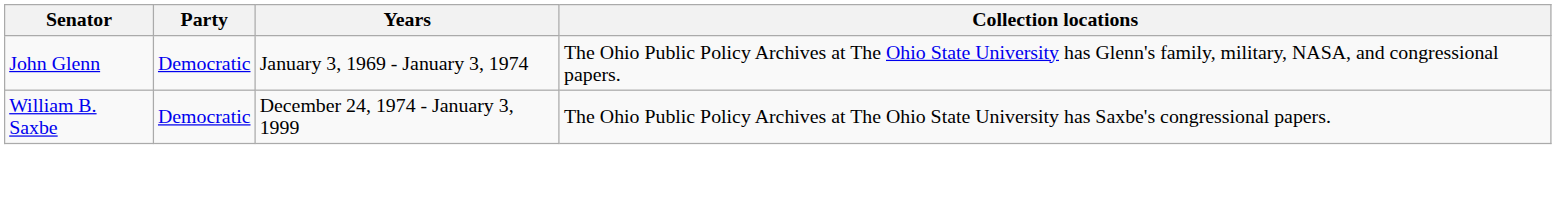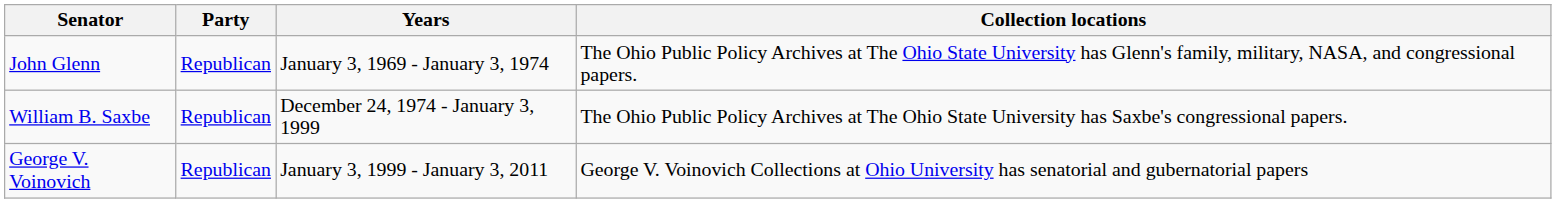(204, 62) Democratic -> (226, 62) Republican
(204, 116) Democratic -> (226, 116) Republican
+ row: (50, 170)
